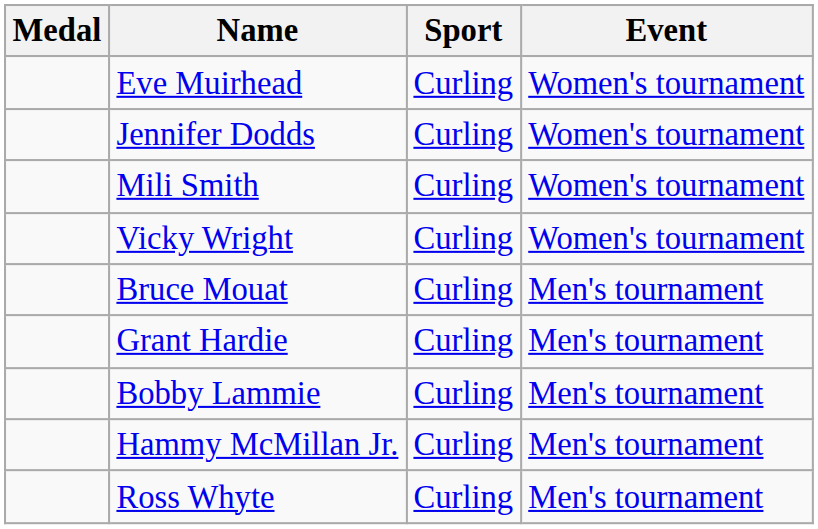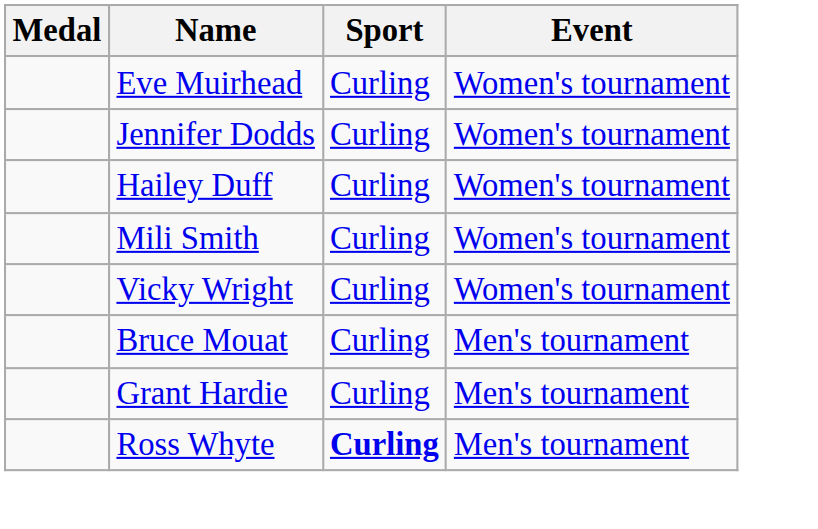+ row: (195, 185)
- row: (218, 392)
- row: (257, 444)
(463, 496) normal -> (384, 444) bold
